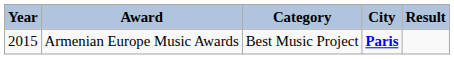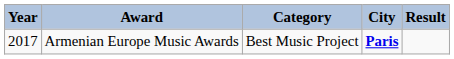(23, 41) 2015 -> (23, 41) 2017
